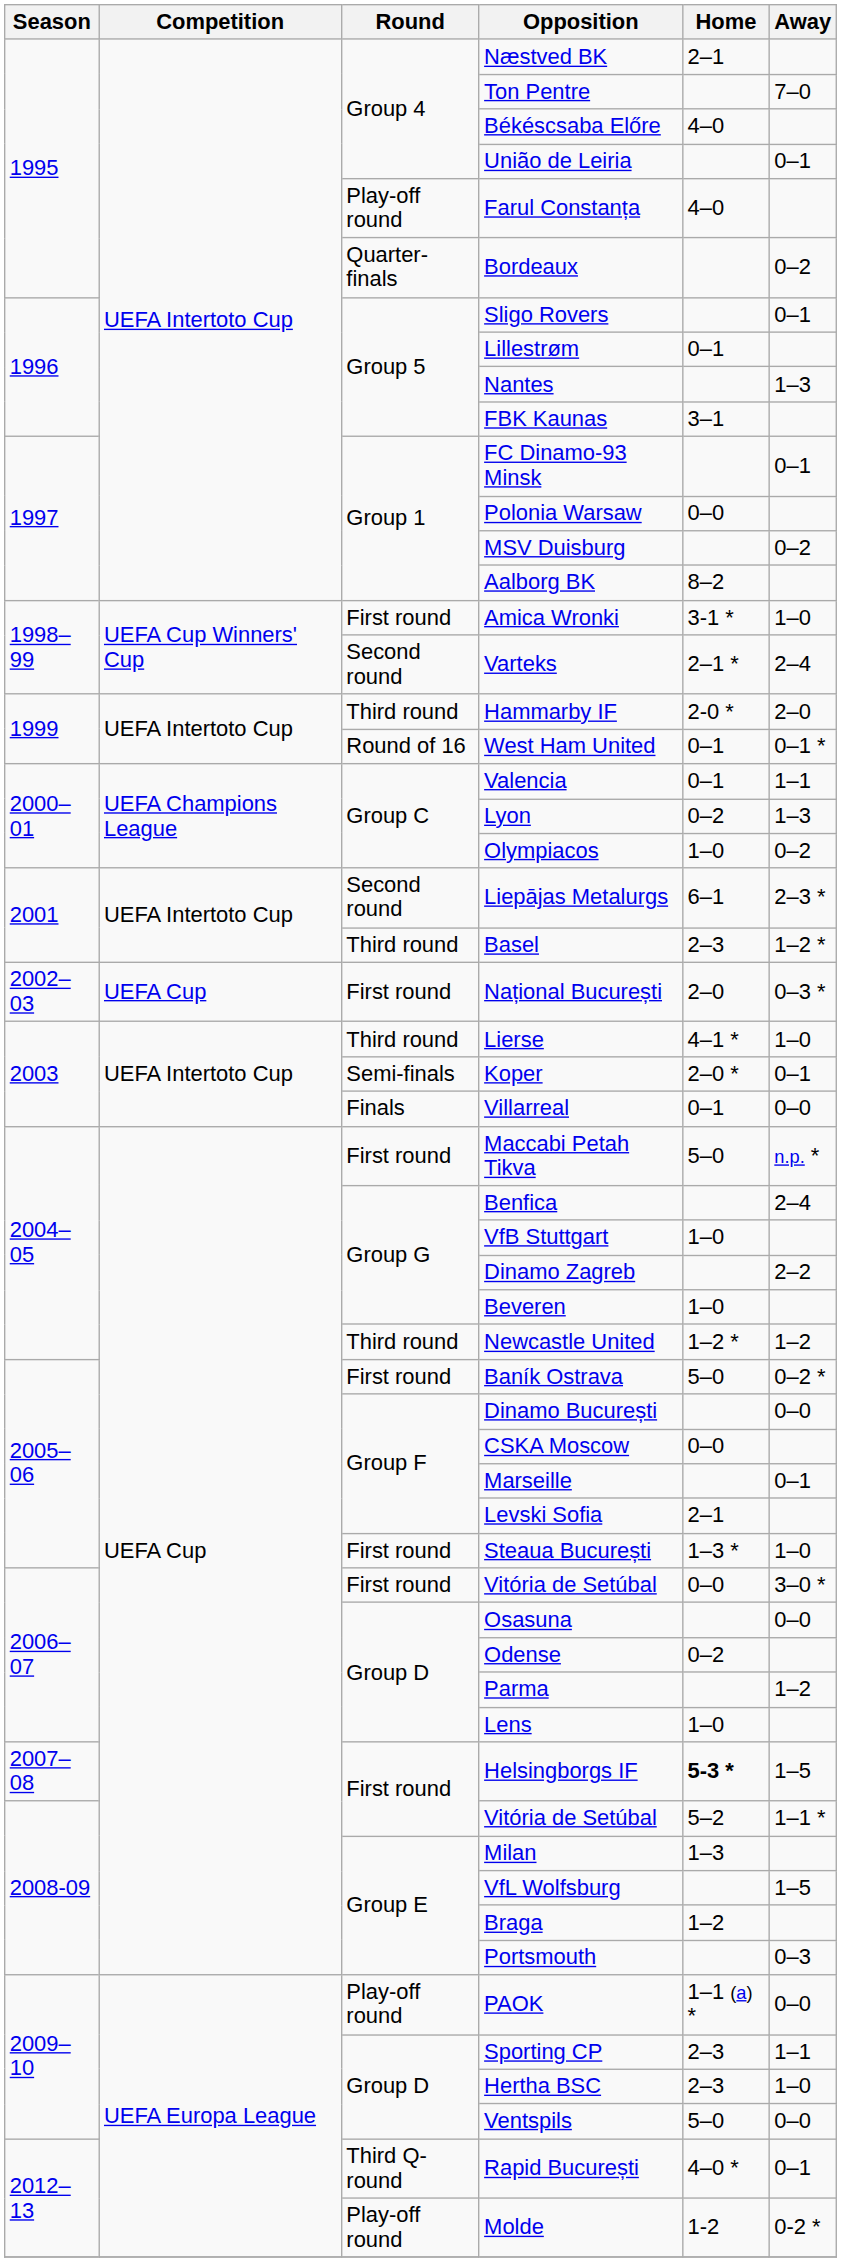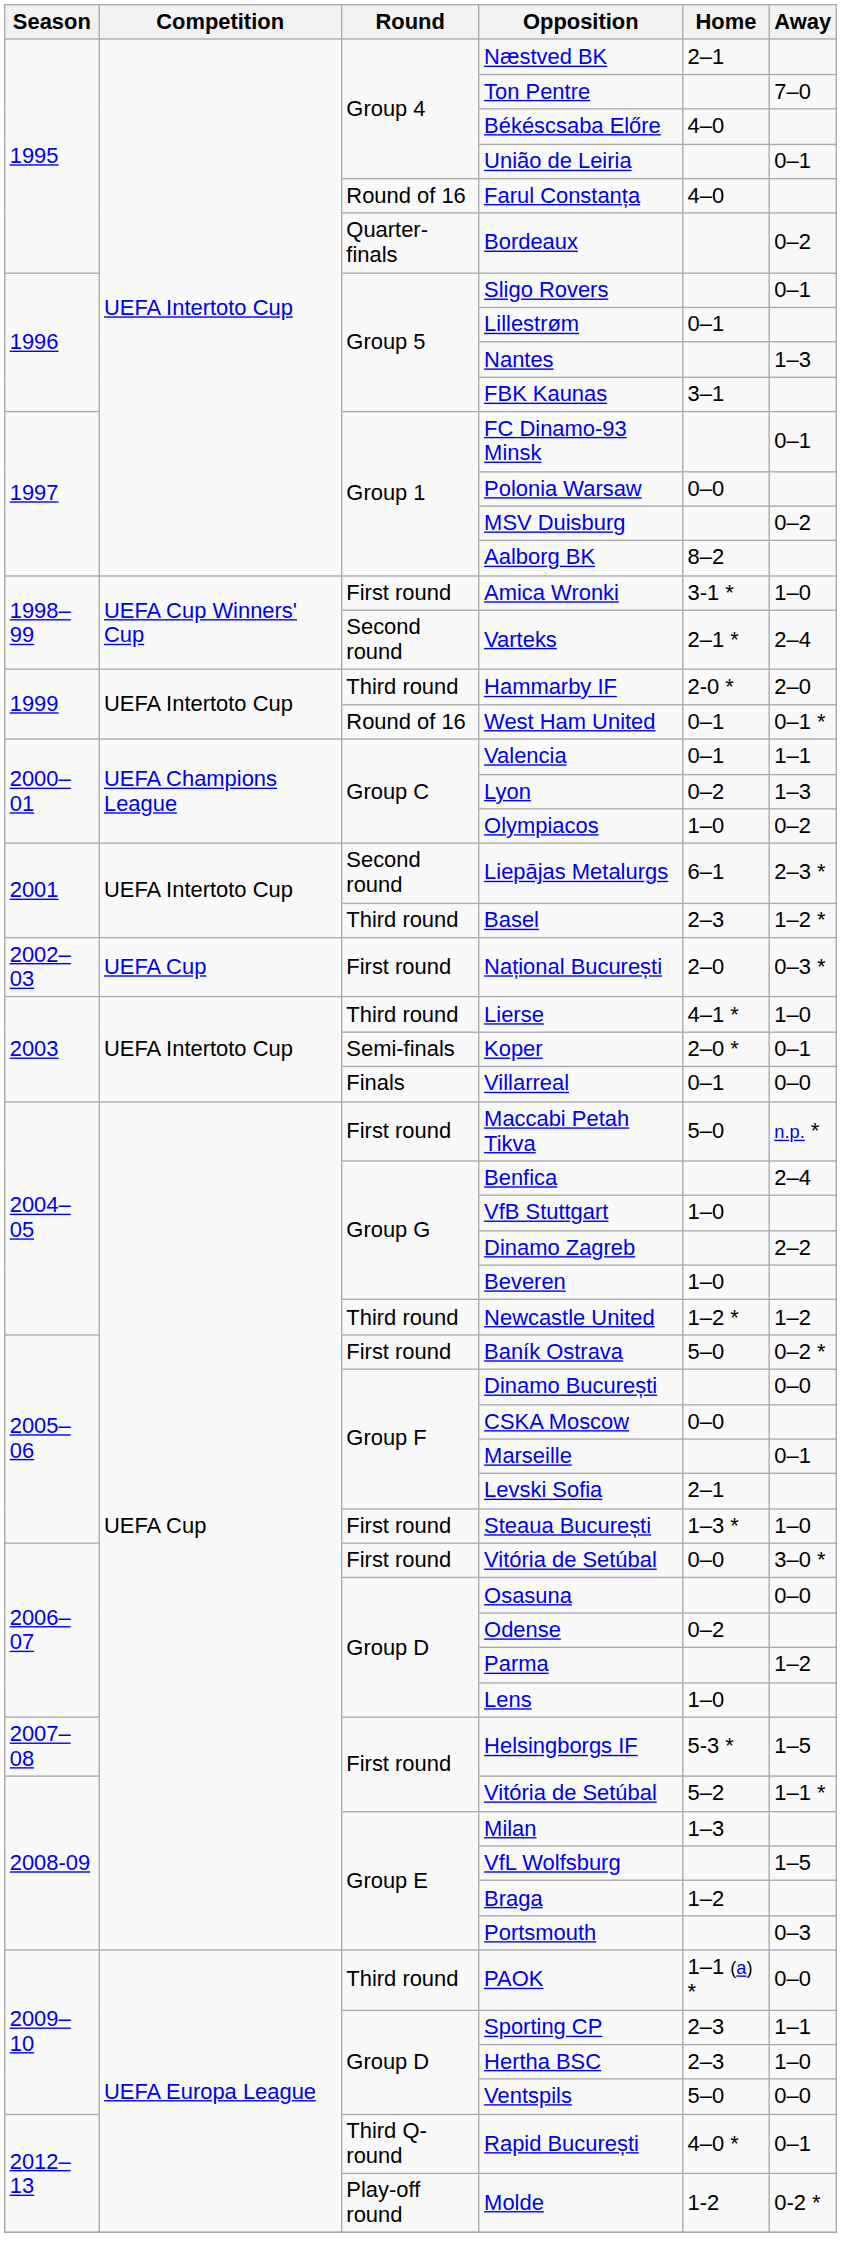(383, 208) Play-off round -> (406, 195) Round of 16
(711, 1771) bold -> (711, 1746) normal
(383, 2004) Play-off round -> (402, 1979) Third round
